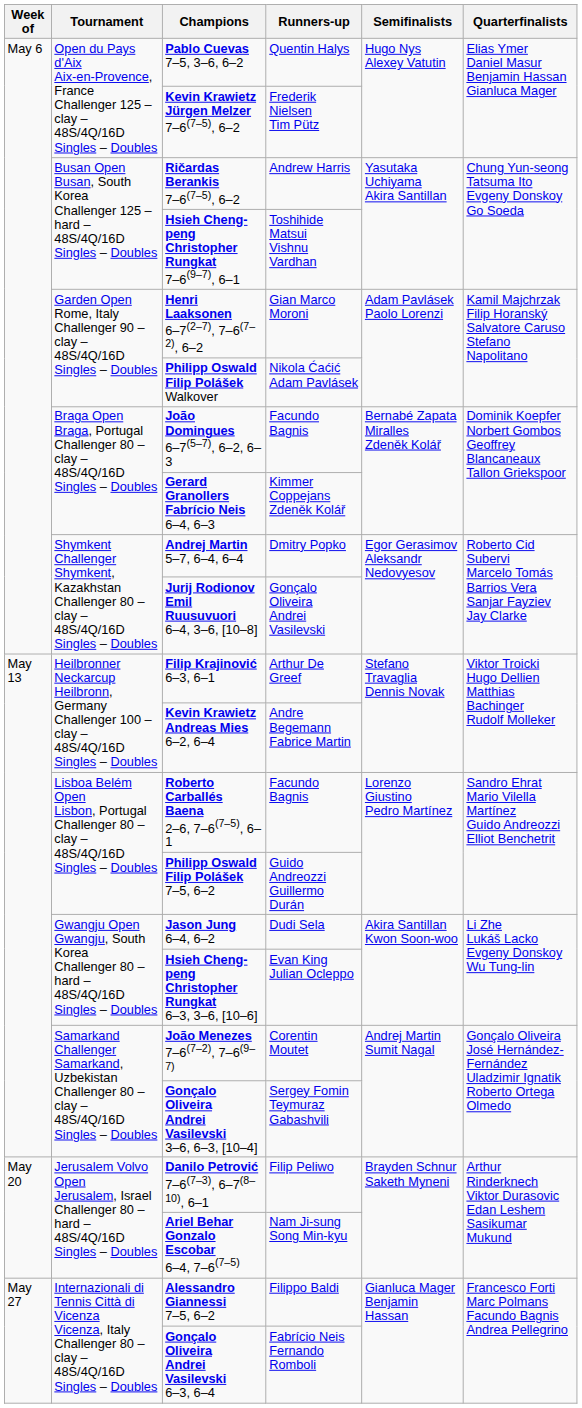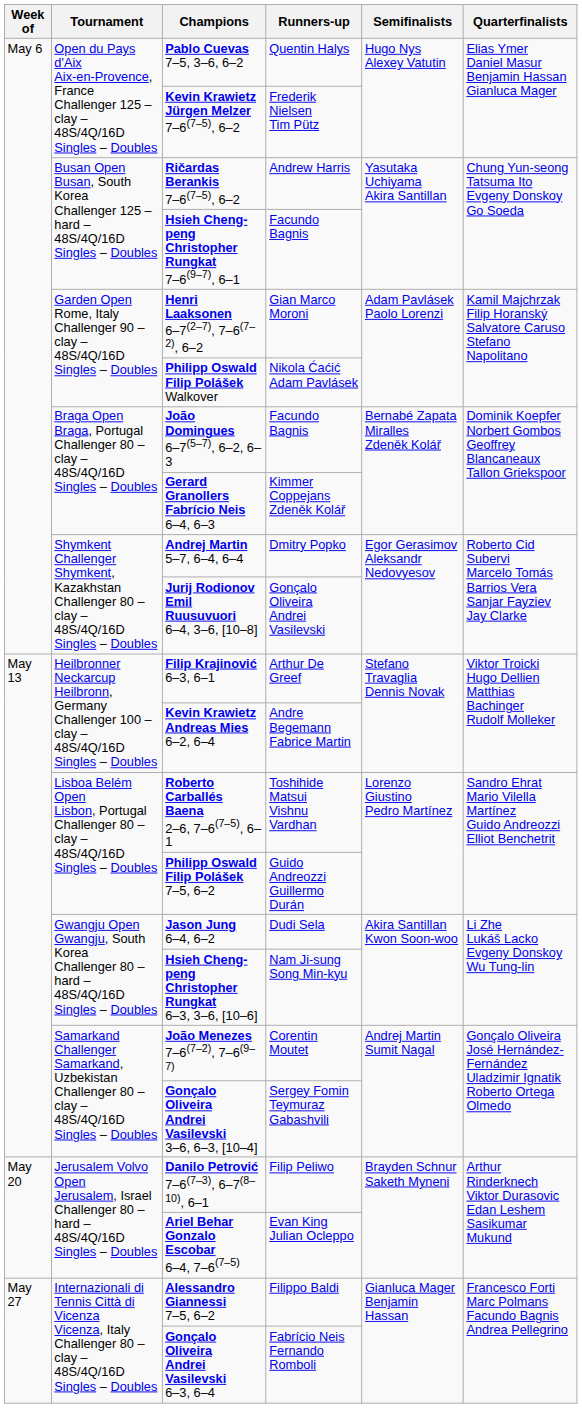(296, 240) Toshihide Matsui Vishnu Vardhan -> (294, 226) Facundo Bagnis
(294, 789) Facundo Bagnis -> (296, 803) Toshihide Matsui Vishnu Vardhan
(312, 966) Evan King Julian Ocleppo -> (308, 966) Nam Ji-sung Song Min-kyu
(308, 1229) Nam Ji-sung Song Min-kyu -> (312, 1229) Evan King Julian Ocleppo
